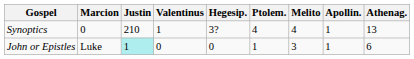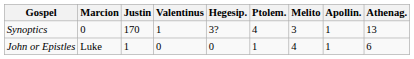(132, 29) 210 -> (132, 29) 170
(294, 29) 4 -> (294, 29) 3
(126, 46) paleturquoise background -> (126, 46) no background
(294, 46) 3 -> (294, 46) 4
